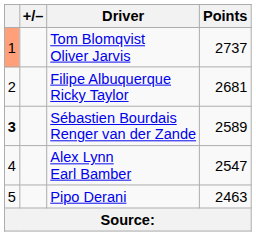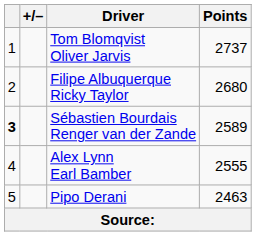(12, 47) lightsalmon background -> (12, 47) no background
(231, 87) 2681 -> (231, 87) 2680
(231, 166) 2547 -> (231, 166) 2555
